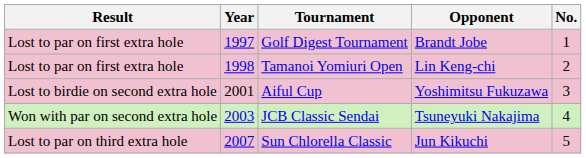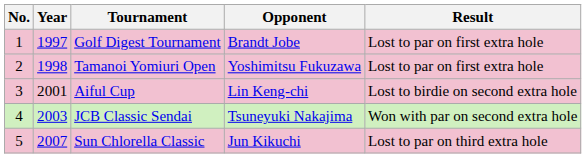columns swapped: (566, 17) <-> (113, 17)
(455, 66) Lin Keng-chi -> (294, 66) Yoshimitsu Fukuzawa
(481, 91) Yoshimitsu Fukuzawa -> (268, 91) Lin Keng-chi
